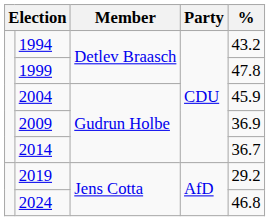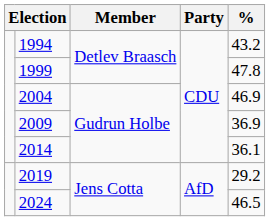(246, 96) 45.9 -> (246, 96) 46.9
(246, 149) 36.7 -> (246, 149) 36.1
(246, 202) 46.8 -> (246, 202) 46.5
